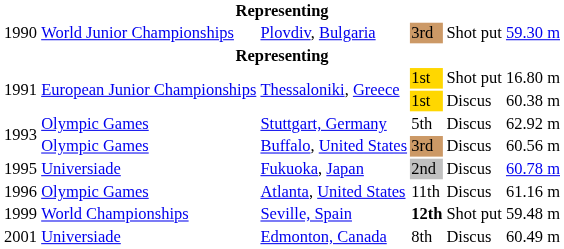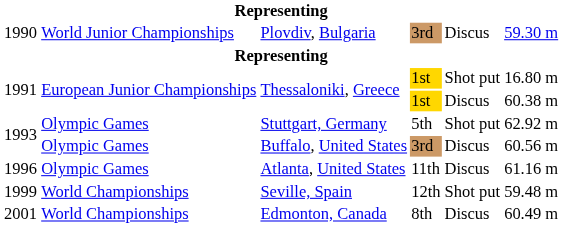(474, 33) Shot put -> (467, 33) Discus
(469, 123) Discus -> (472, 123) Shot put
- row: (21, 168)
(427, 214) bold -> (426, 191) normal
(81, 236) Universiade -> (115, 214) World Championships
